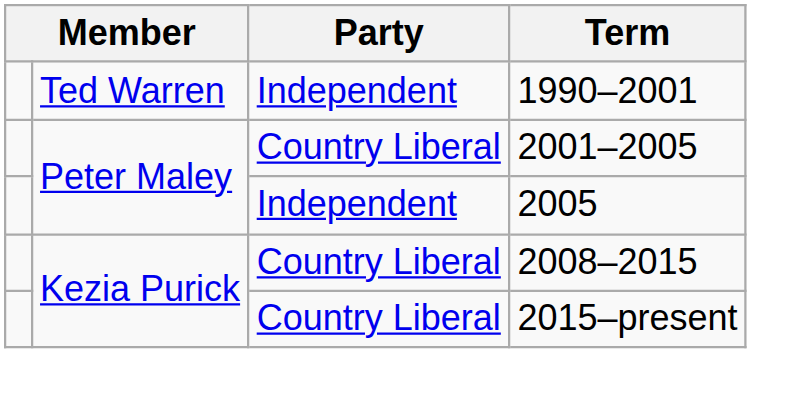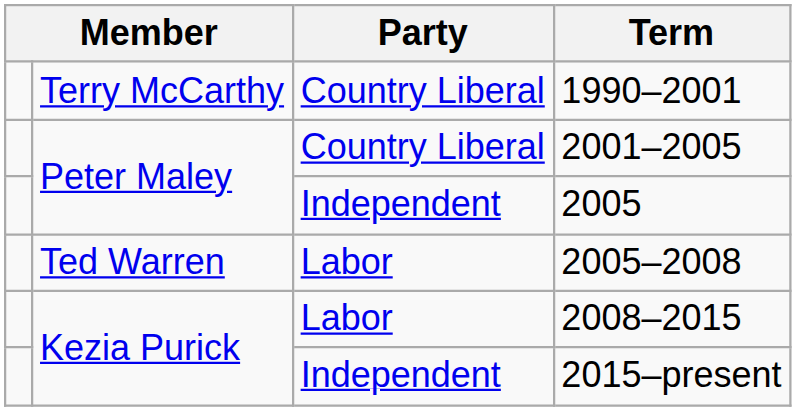(132, 90) Ted Warren -> (162, 90) Terry McCarthy
(357, 90) Independent -> (423, 90) Country Liberal
+ row: (651, 261)
(379, 261) Country Liberal -> (347, 318) Labor
(379, 318) Country Liberal -> (401, 375) Independent
